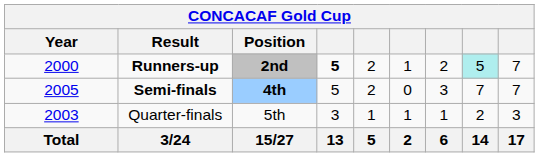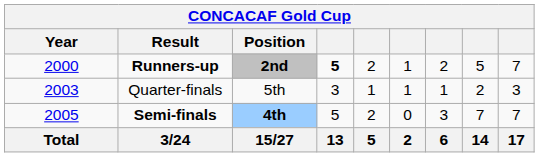(480, 66) paleturquoise background -> (480, 66) no background
rows swapped: (175, 115) <-> (175, 90)
